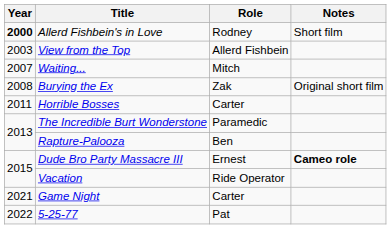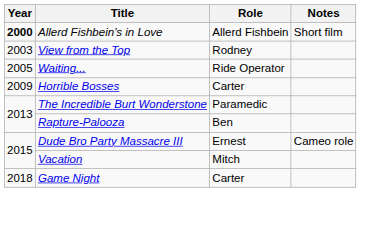(232, 31) Rodney -> (250, 31) Allerd Fishbein
(250, 50) Allerd Fishbein -> (232, 50) Rodney
(20, 68) 2007 -> (20, 68) 2005
(226, 68) Mitch -> (248, 68) Ride Operator
- row: (75, 86)
(19, 104) 2011 -> (20, 86) 2009
(325, 159) bold -> (324, 141) normal
(248, 178) Ride Operator -> (226, 159) Mitch
(20, 196) 2021 -> (20, 178) 2018
- row: (58, 214)
